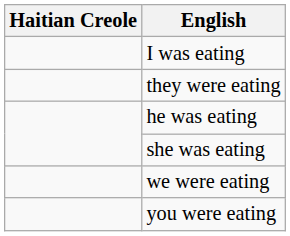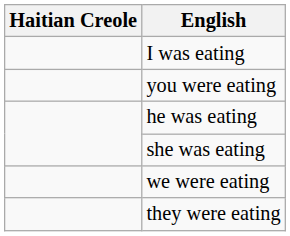rows swapped: (211, 213) <-> (214, 85)
